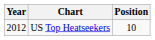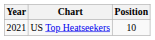(16, 27) 2012 -> (16, 27) 2021
